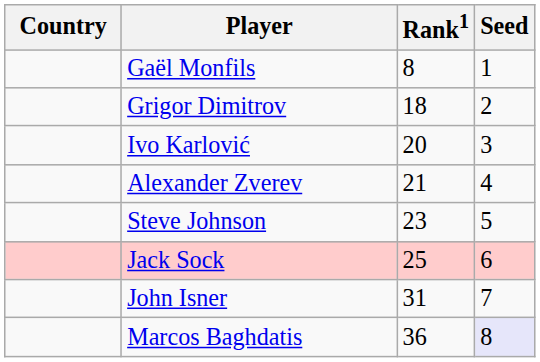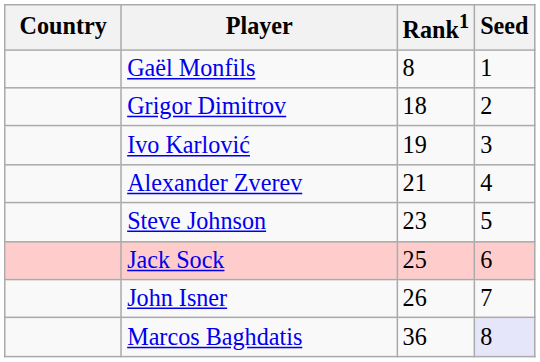(415, 145) 20 -> (415, 145) 19
(415, 298) 31 -> (415, 298) 26
